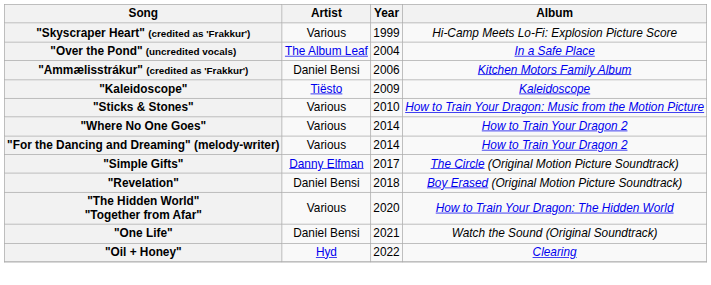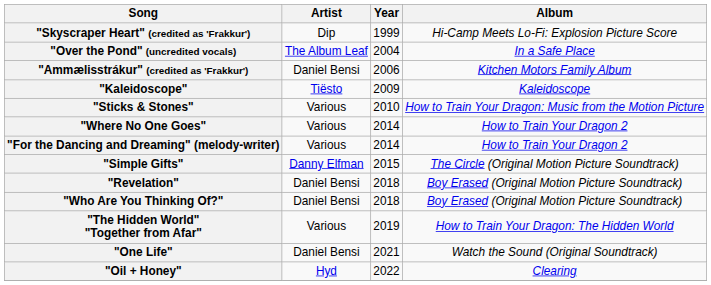(326, 32) Various -> (326, 32) Dip
(387, 164) 2017 -> (387, 164) 2015
+ row: (143, 201)
(387, 208) 2020 -> (387, 227) 2019
